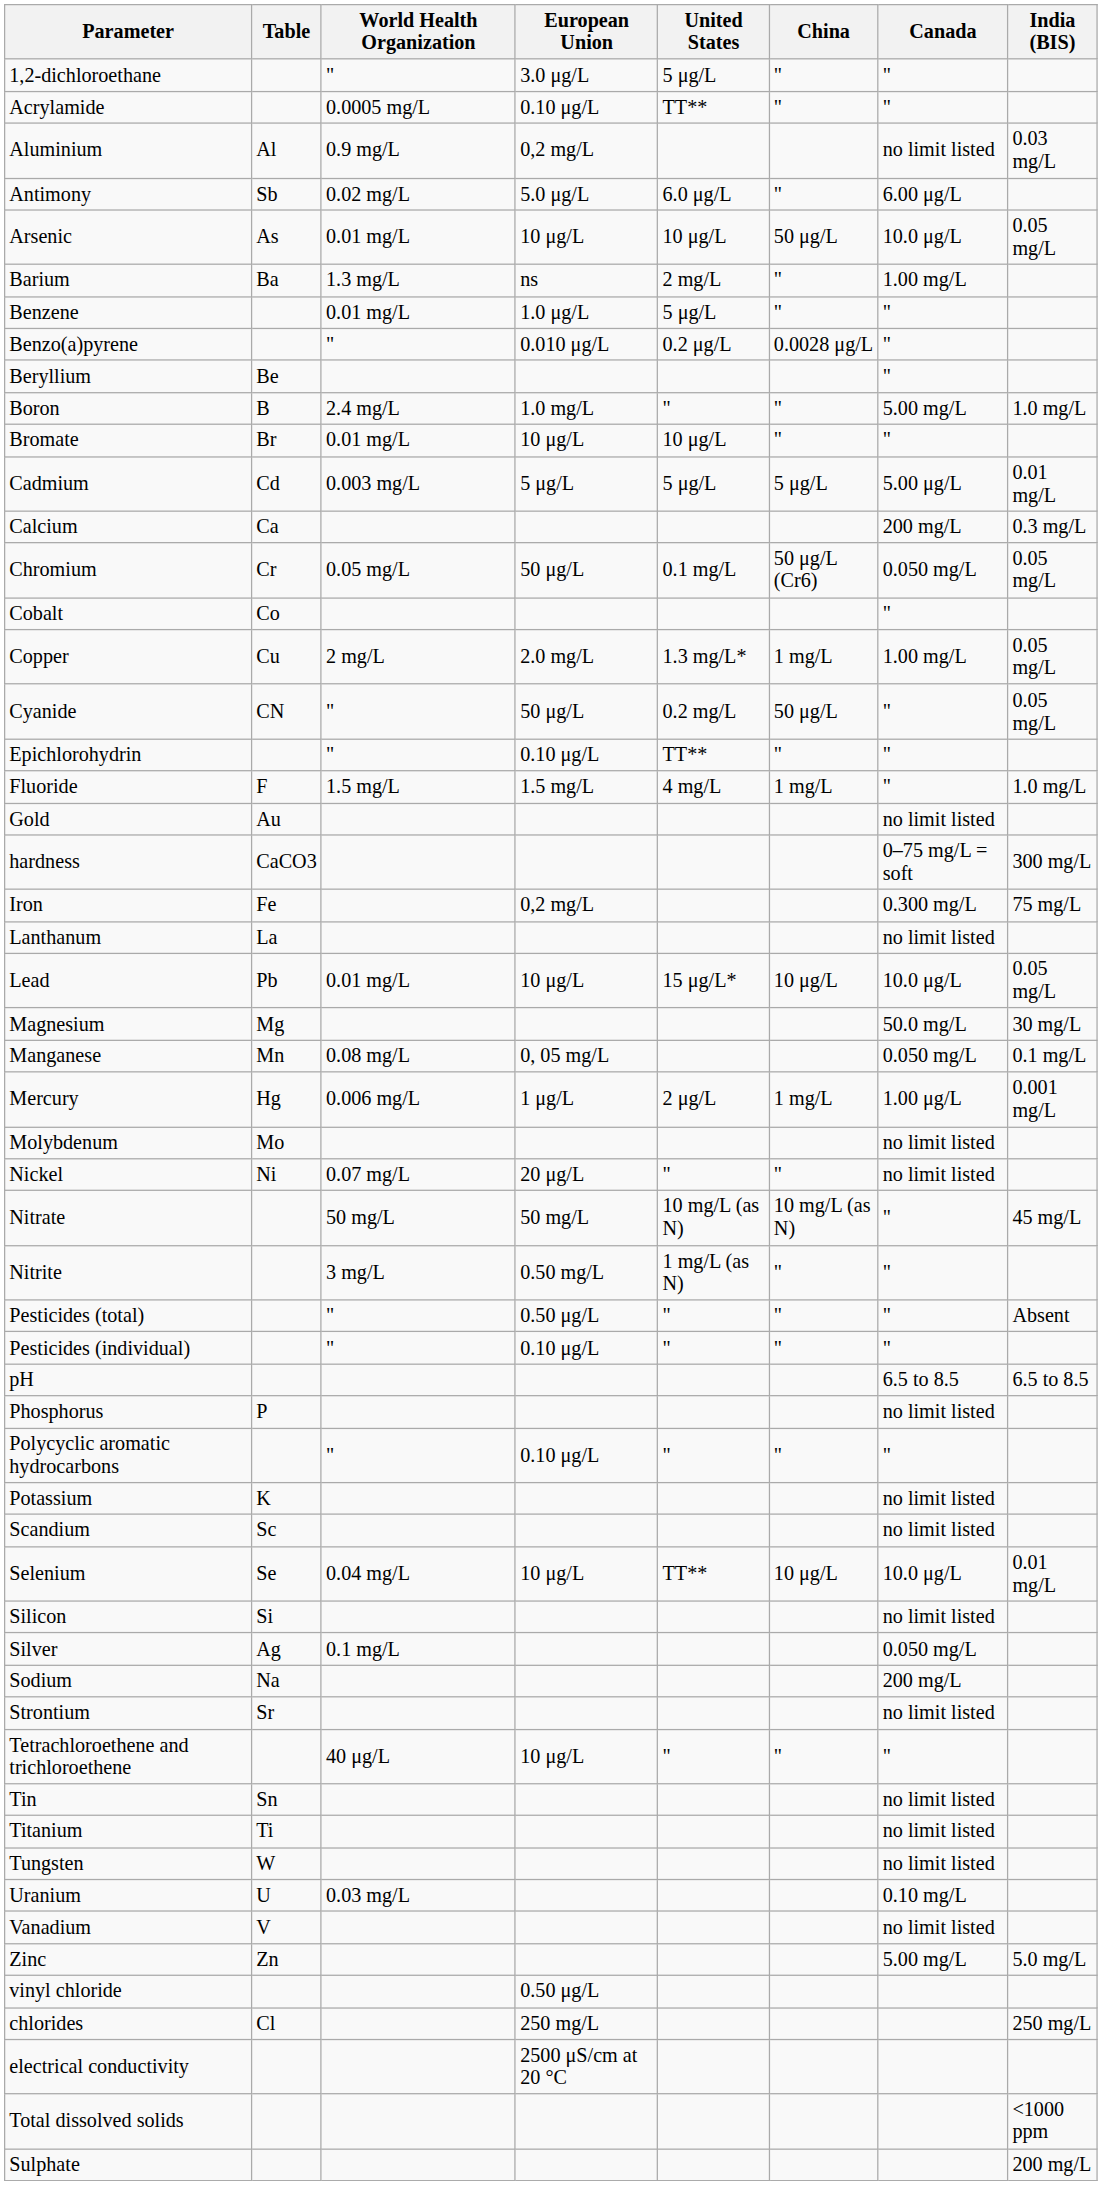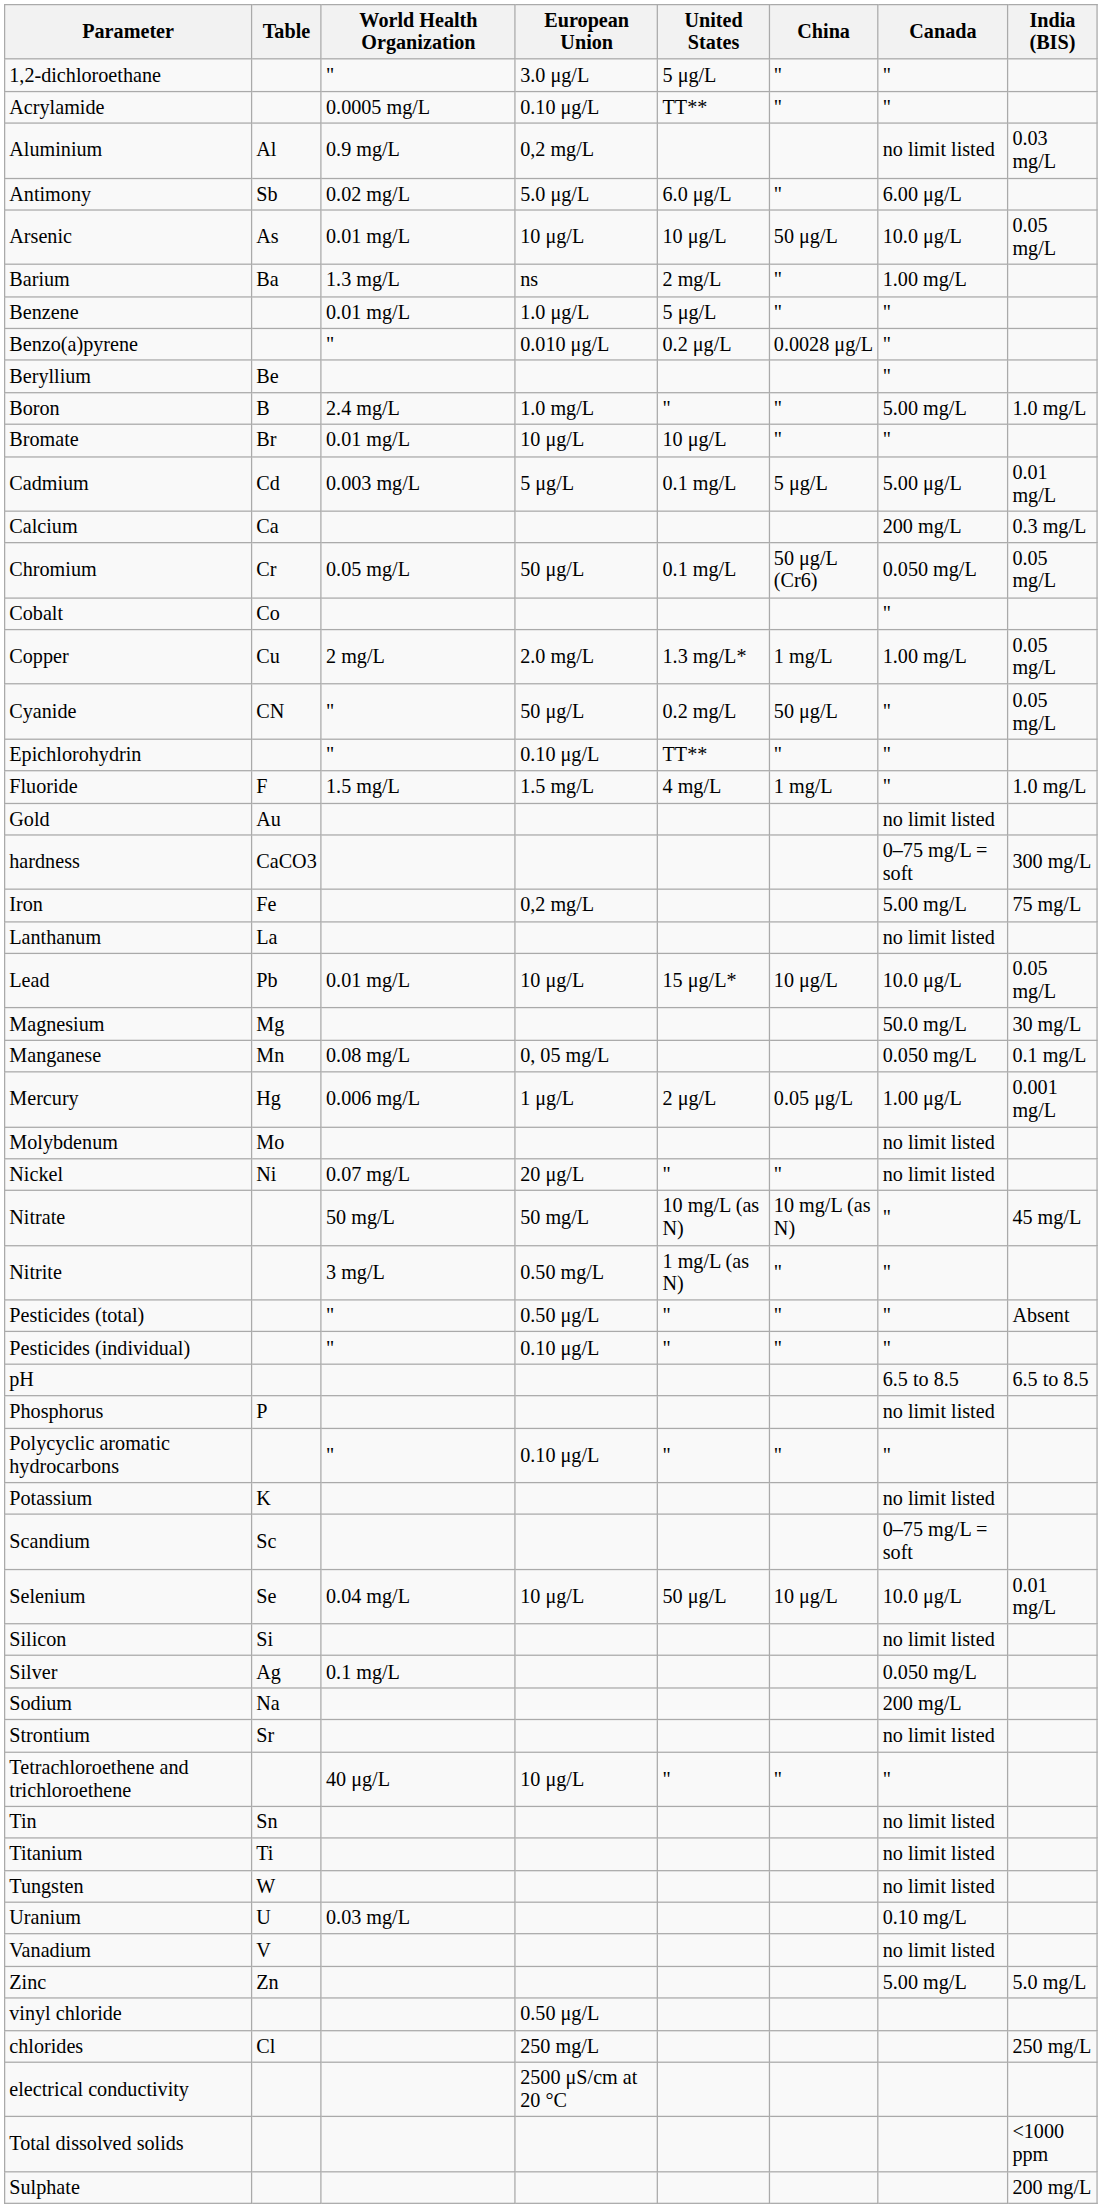(689, 483) 5 μg/L -> (699, 483) 0.1 mg/L
(930, 905) 0.300 mg/L -> (925, 905) 5.00 mg/L
(803, 1099) 1 mg/L -> (813, 1099) 0.05 μg/L
(939, 1530) no limit listed -> (935, 1541) 0–75 mg/L = soft
(685, 1573) TT** -> (695, 1596) 50 μg/L
